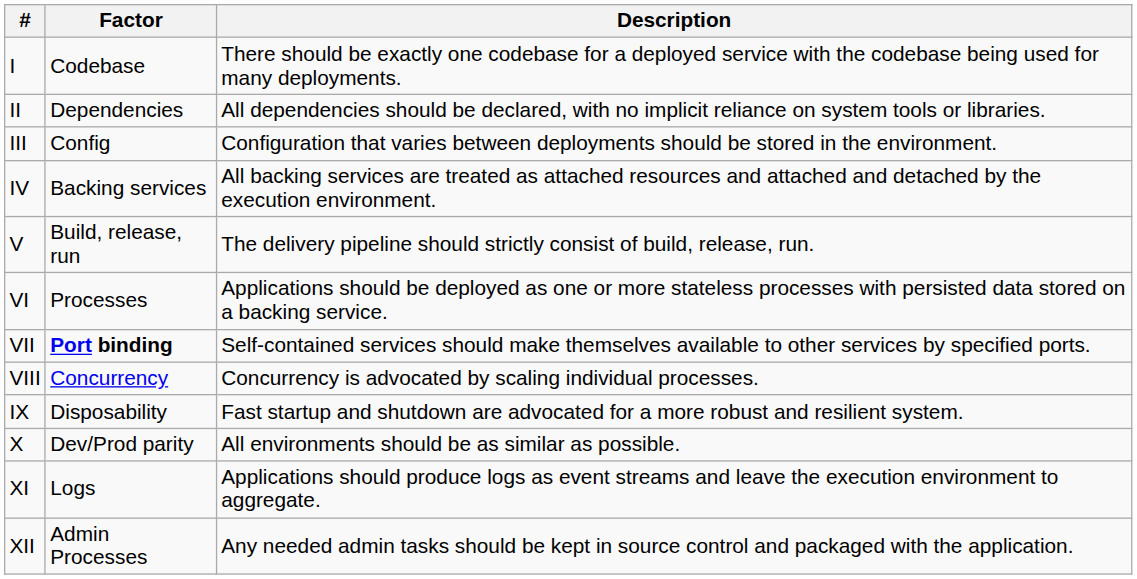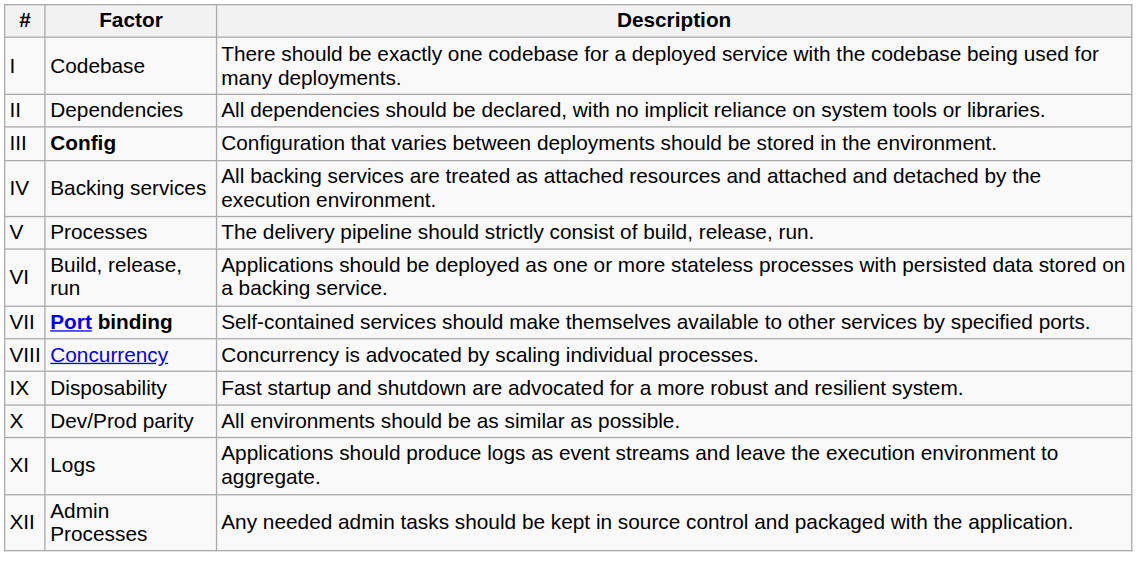(80, 143) normal -> (83, 143) bold
(116, 244) Build, release, run -> (99, 232) Processes
(99, 300) Processes -> (116, 277) Build, release, run
